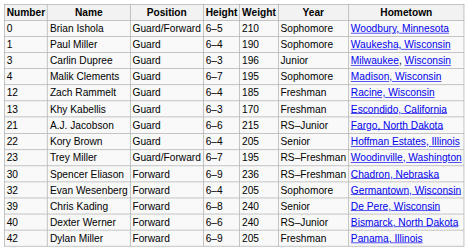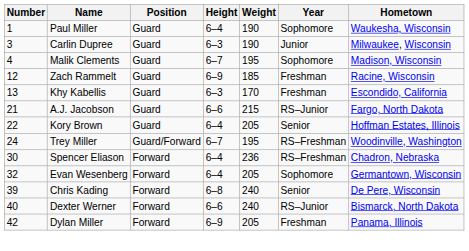- row: (77, 29)
(251, 61) 196 -> (251, 45) 190
(214, 93) 6–4 -> (214, 77) 6–9
(12, 158) 23 -> (12, 142) 24
(214, 174) 6–9 -> (214, 158) 6–4
